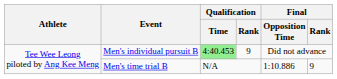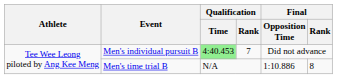(249, 52) 9 -> (249, 52) 7
(312, 66) 9 -> (312, 66) 8
